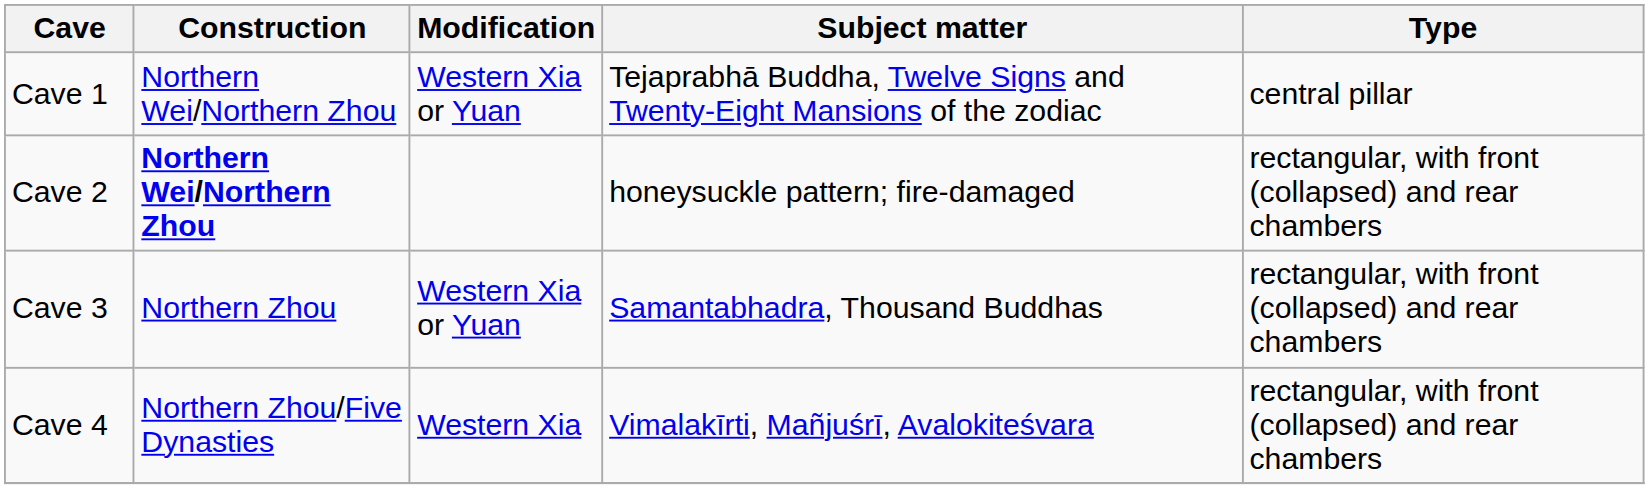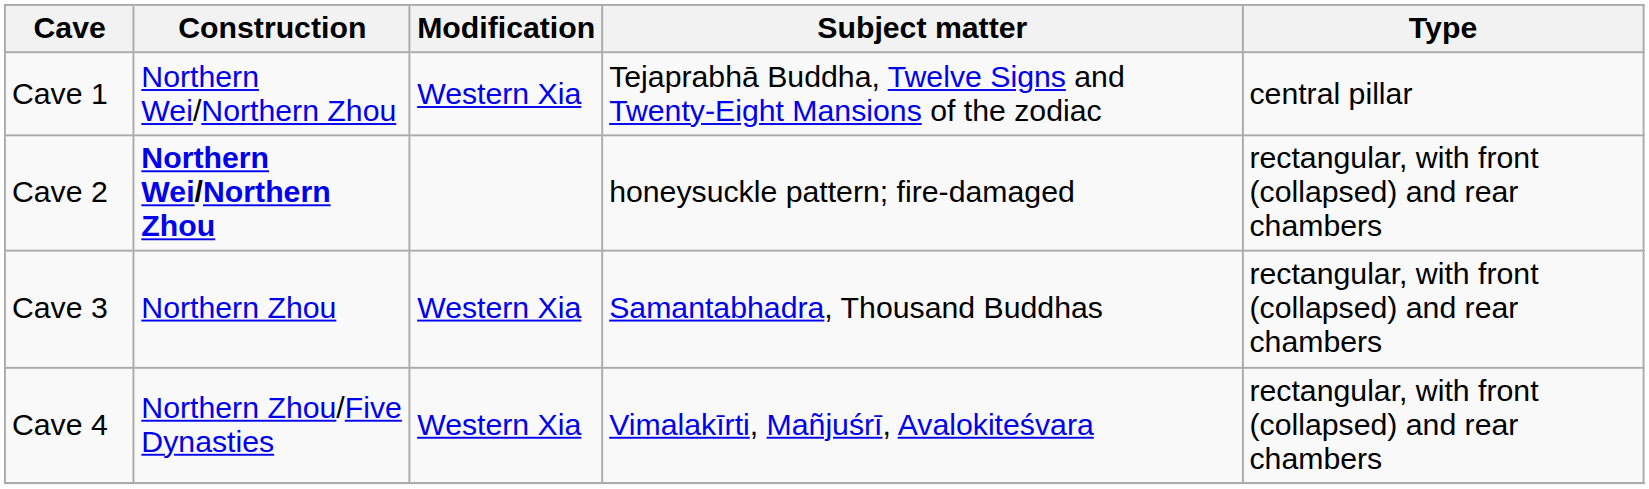(499, 93) Western Xia or Yuan -> (499, 93) Western Xia
(499, 308) Western Xia or Yuan -> (499, 308) Western Xia
